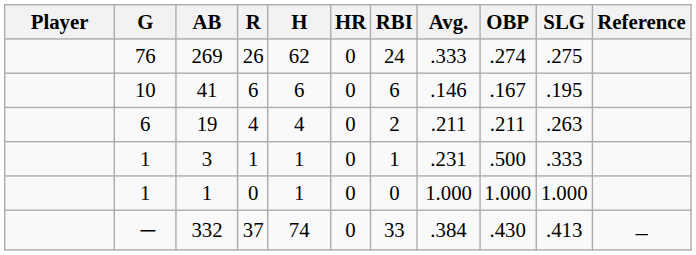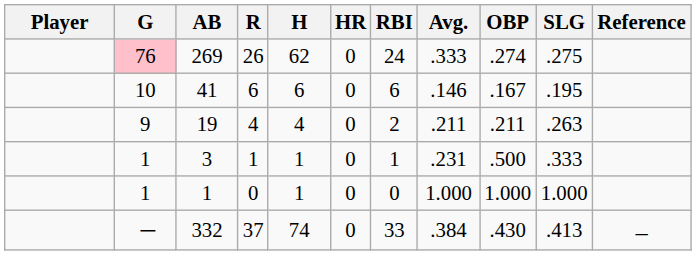(145, 56) no background -> (145, 56) pink background
(145, 124) 6 -> (145, 124) 9
